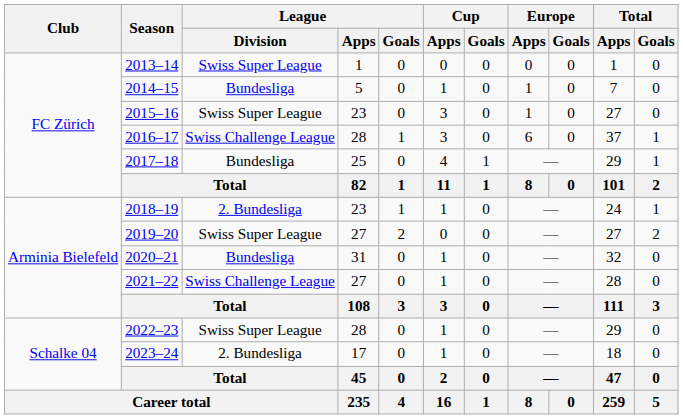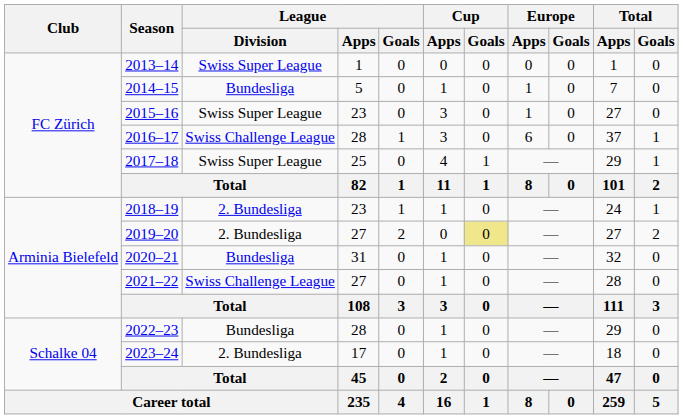(260, 161) Bundesliga -> (260, 161) Swiss Super League
(260, 233) Swiss Super League -> (260, 233) 2. Bundesliga
(486, 233) no background -> (486, 233) khaki background
(260, 329) Swiss Super League -> (260, 329) Bundesliga
